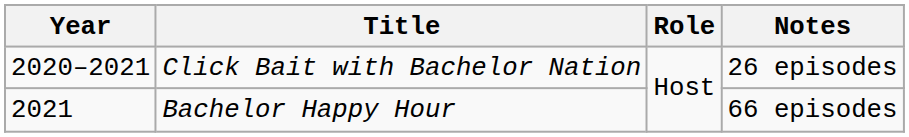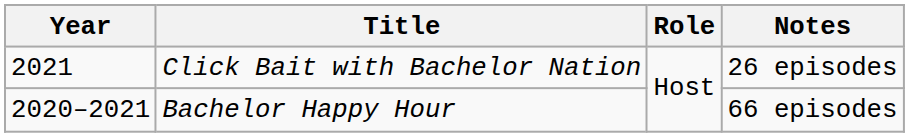(81, 68) 2020–2021 -> (42, 68) 2021
(42, 110) 2021 -> (81, 110) 2020–2021
